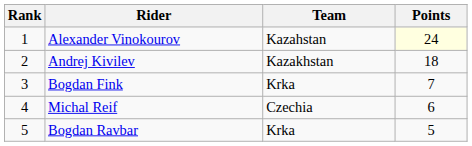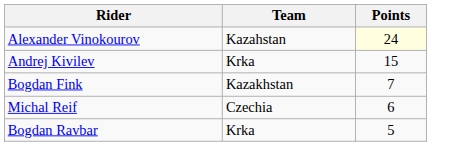- column: (25, 15)
(300, 61) Kazakhstan -> (240, 61) Krka
(431, 61) 18 -> (391, 61) 15
(281, 84) Krka -> (259, 84) Kazakhstan
